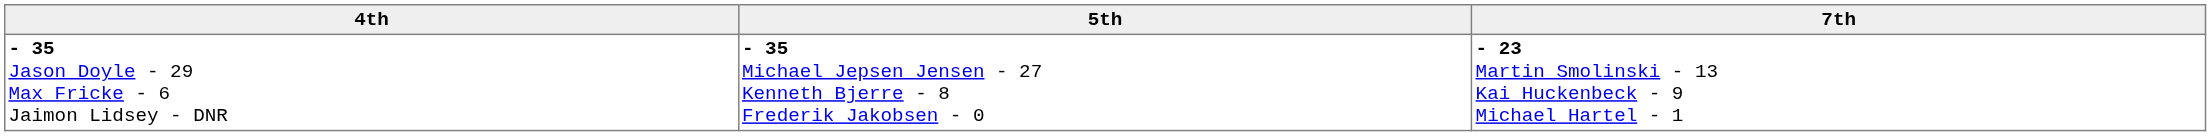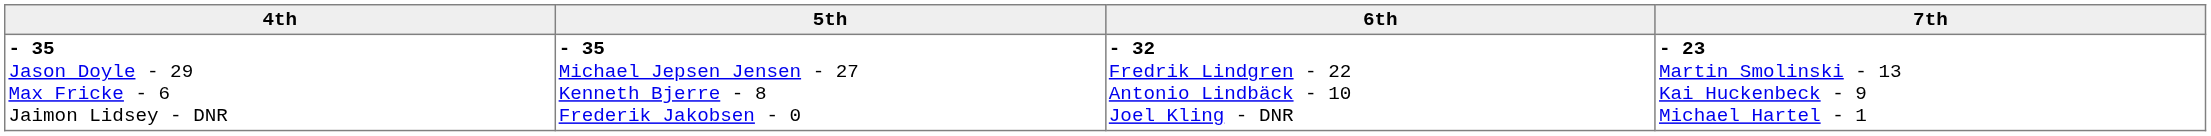+ column: (1380, 20)
